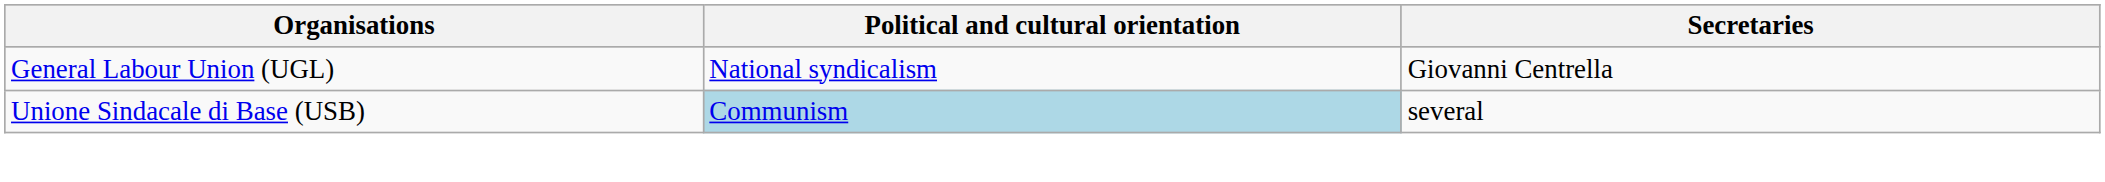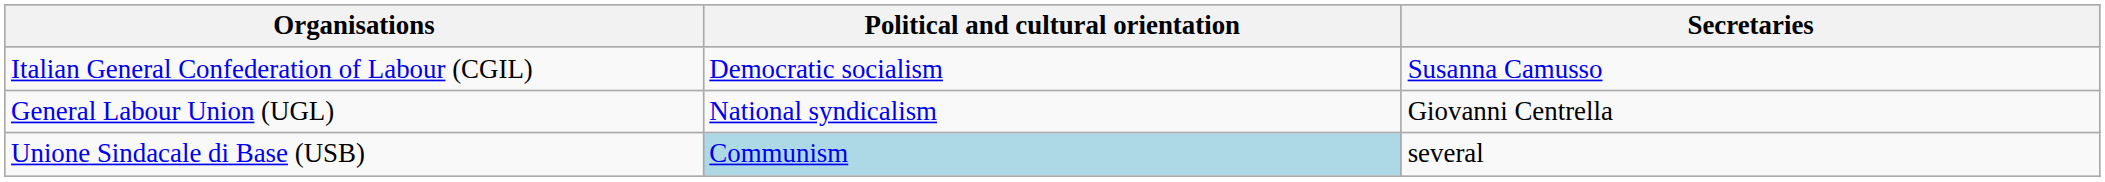+ row: (272, 68)
